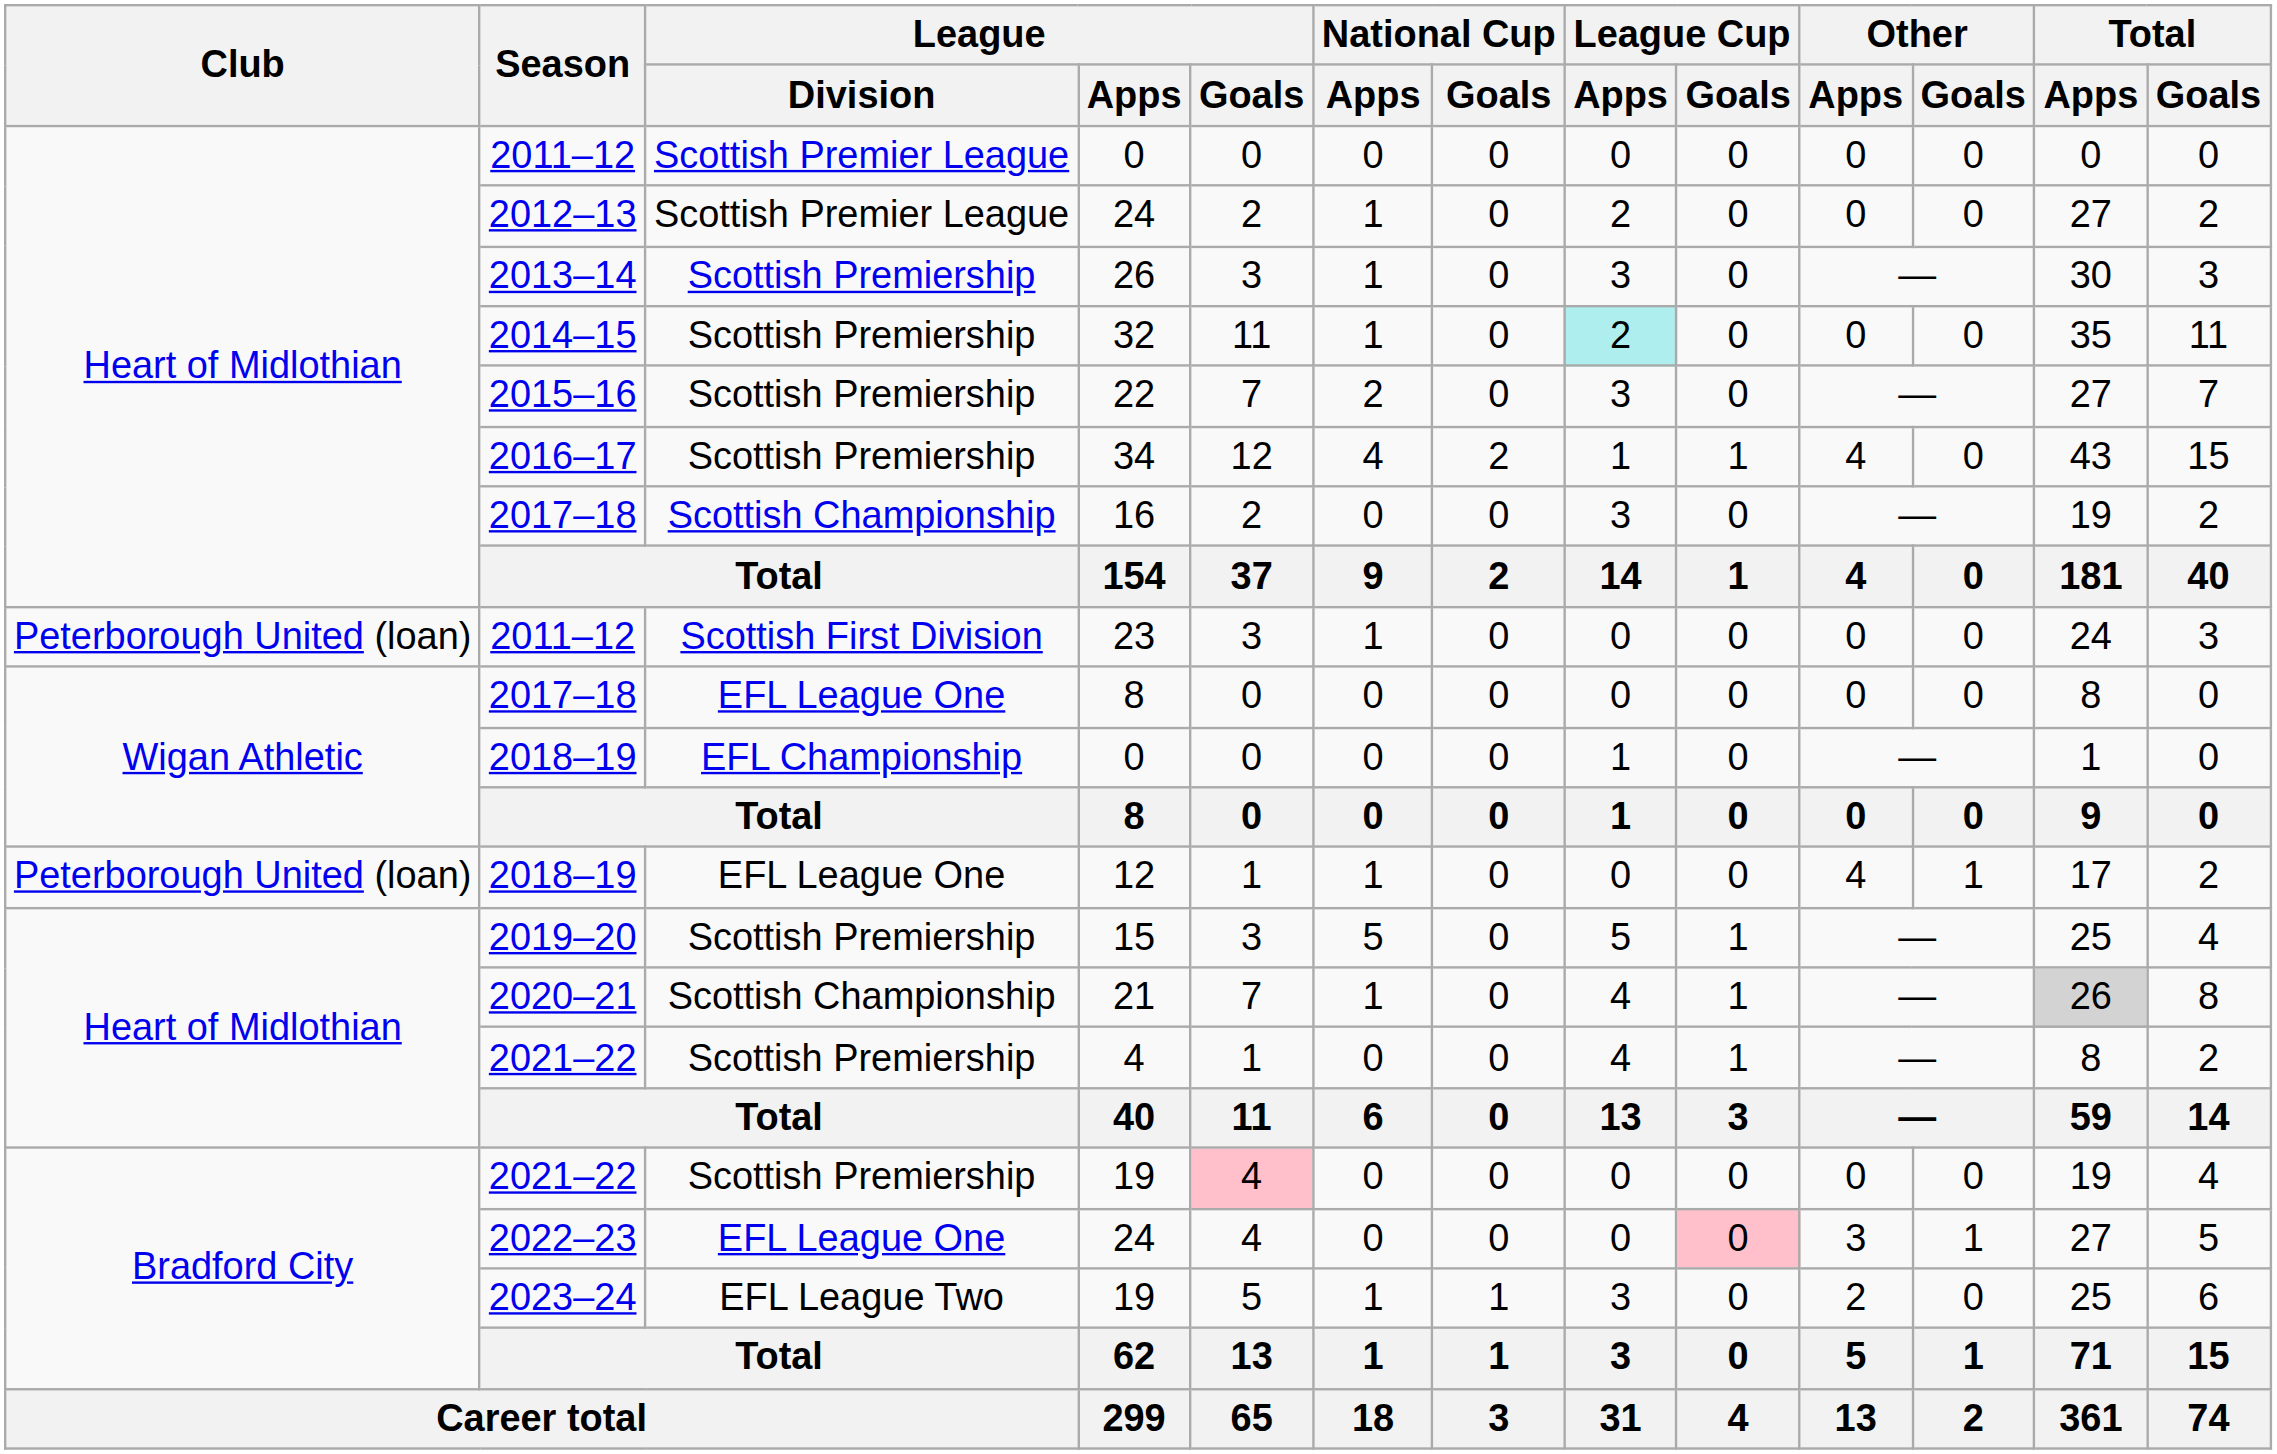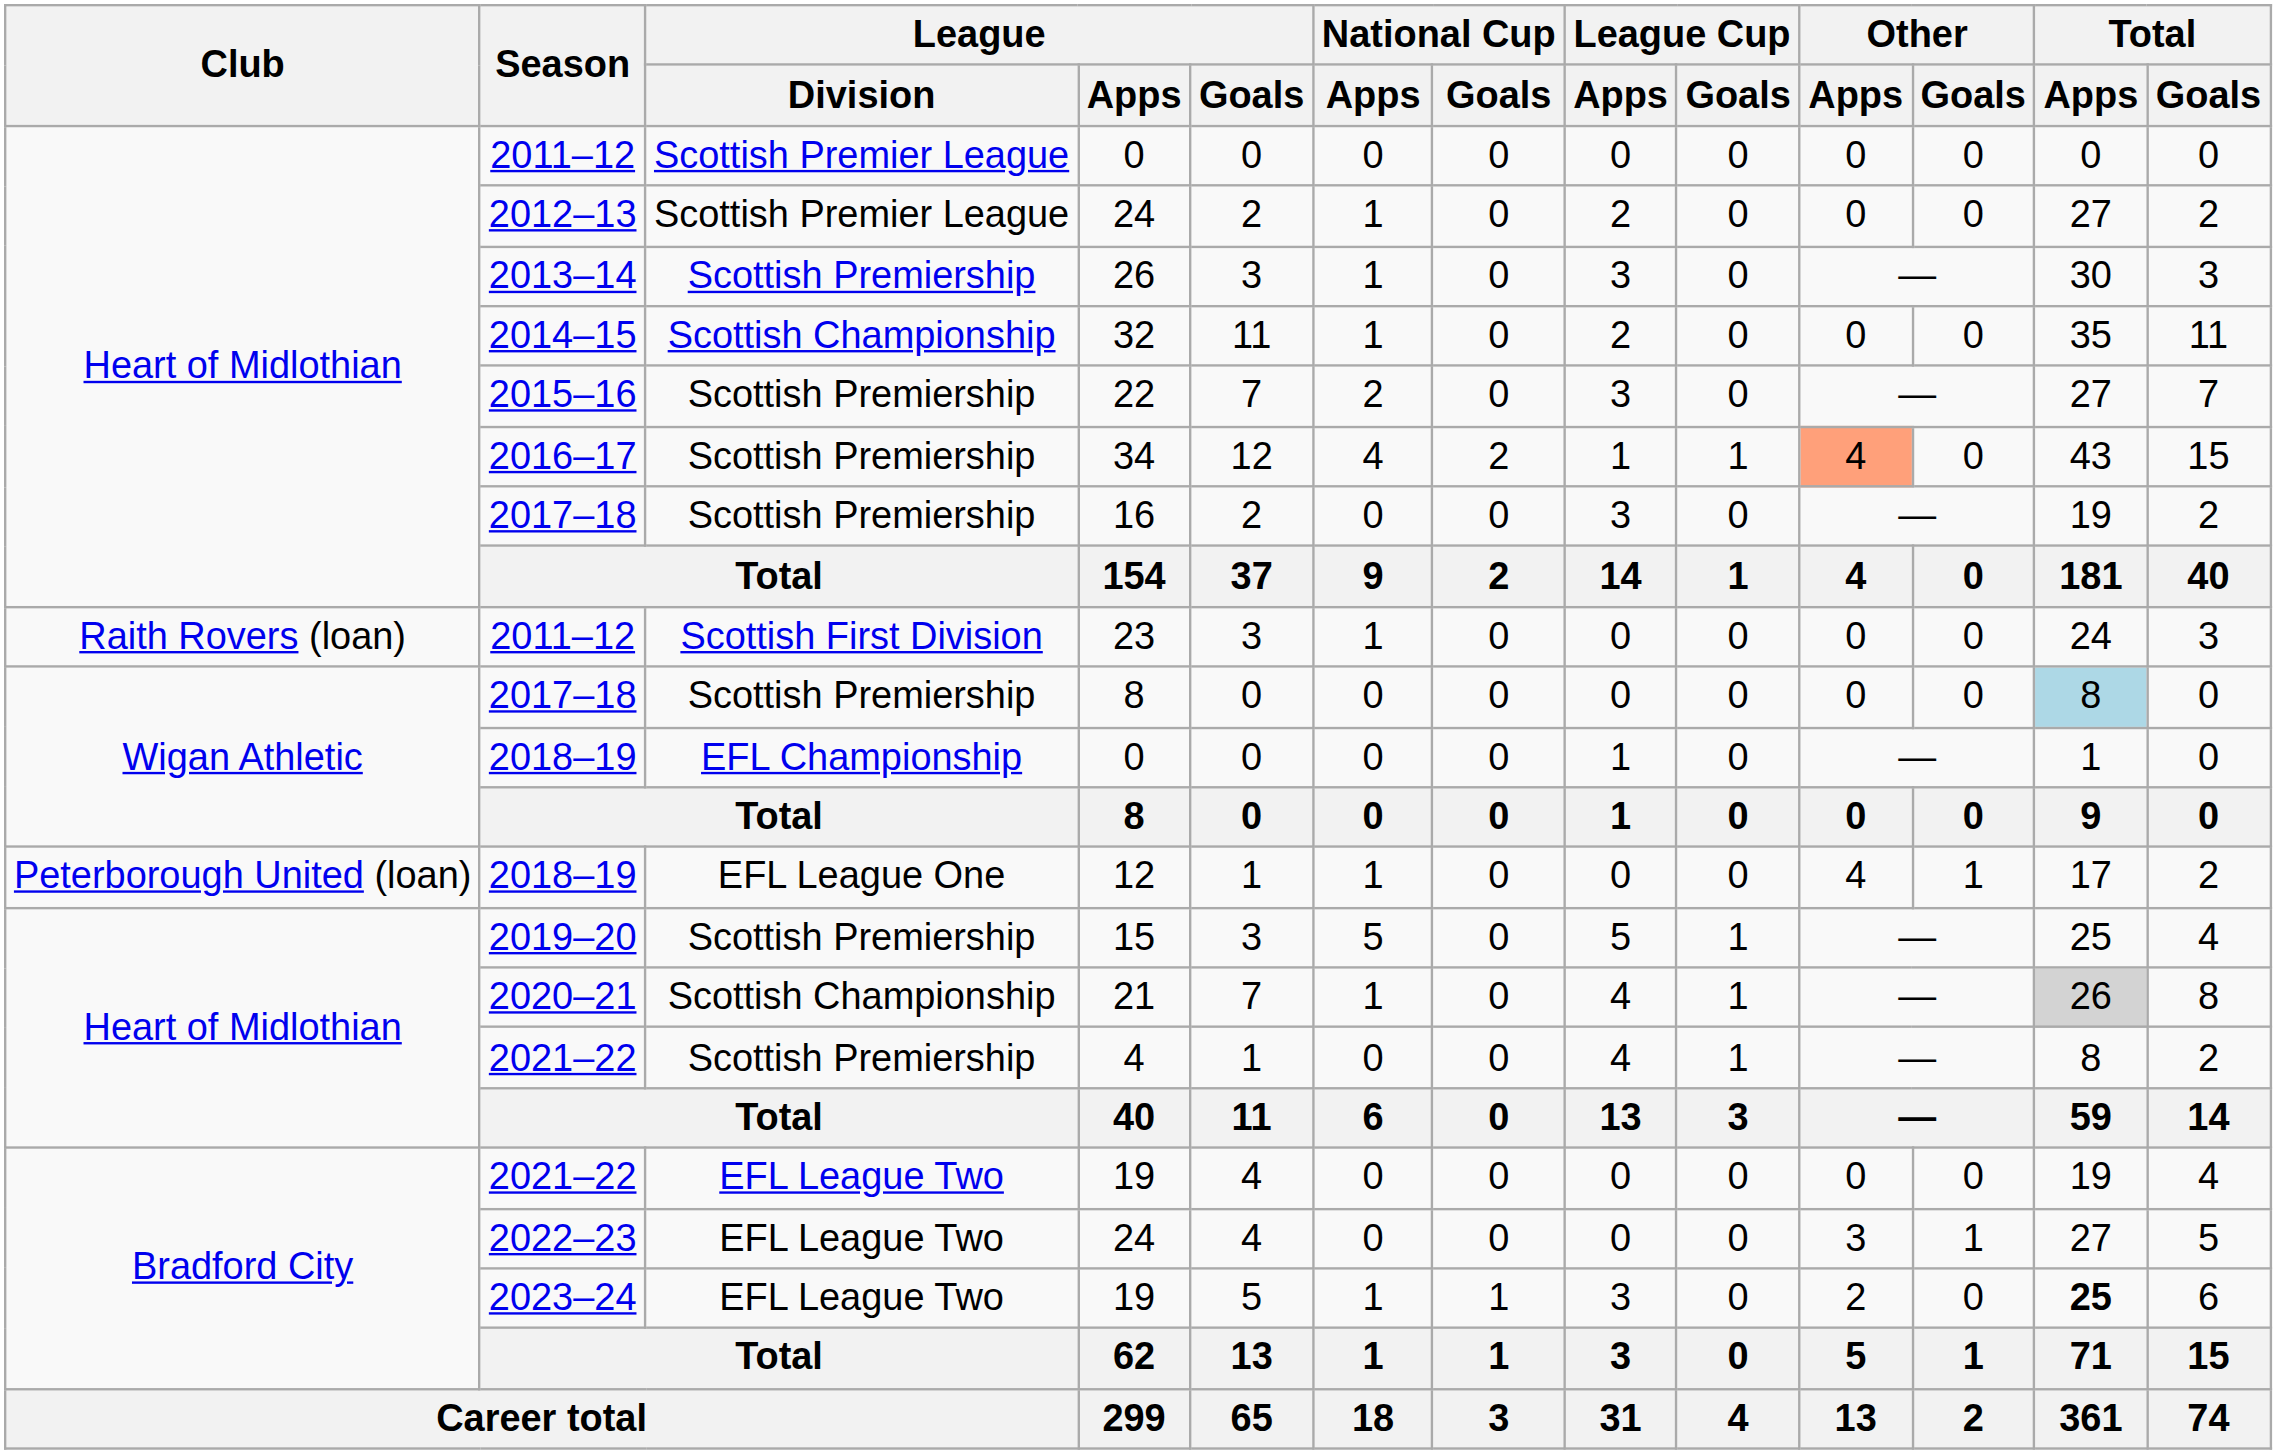(862, 335) Scottish Premiership -> (862, 335) Scottish Championship
(1621, 335) paleturquoise background -> (1621, 335) no background
(1856, 455) no background -> (1856, 455) lightsalmon background
(862, 515) Scottish Championship -> (862, 515) Scottish Premiership
(243, 635) Peterborough United (loan) -> (243, 635) Raith Rovers (loan)
(862, 696) EFL League One -> (862, 696) Scottish Premiership
(2091, 696) no background -> (2091, 696) lightblue background
(862, 1177) Scottish Premiership -> (862, 1177) EFL League Two
(1252, 1177) pink background -> (1252, 1177) no background
(862, 1237) EFL League One -> (862, 1237) EFL League Two
(1738, 1237) pink background -> (1738, 1237) no background
(2091, 1297) normal -> (2091, 1297) bold
